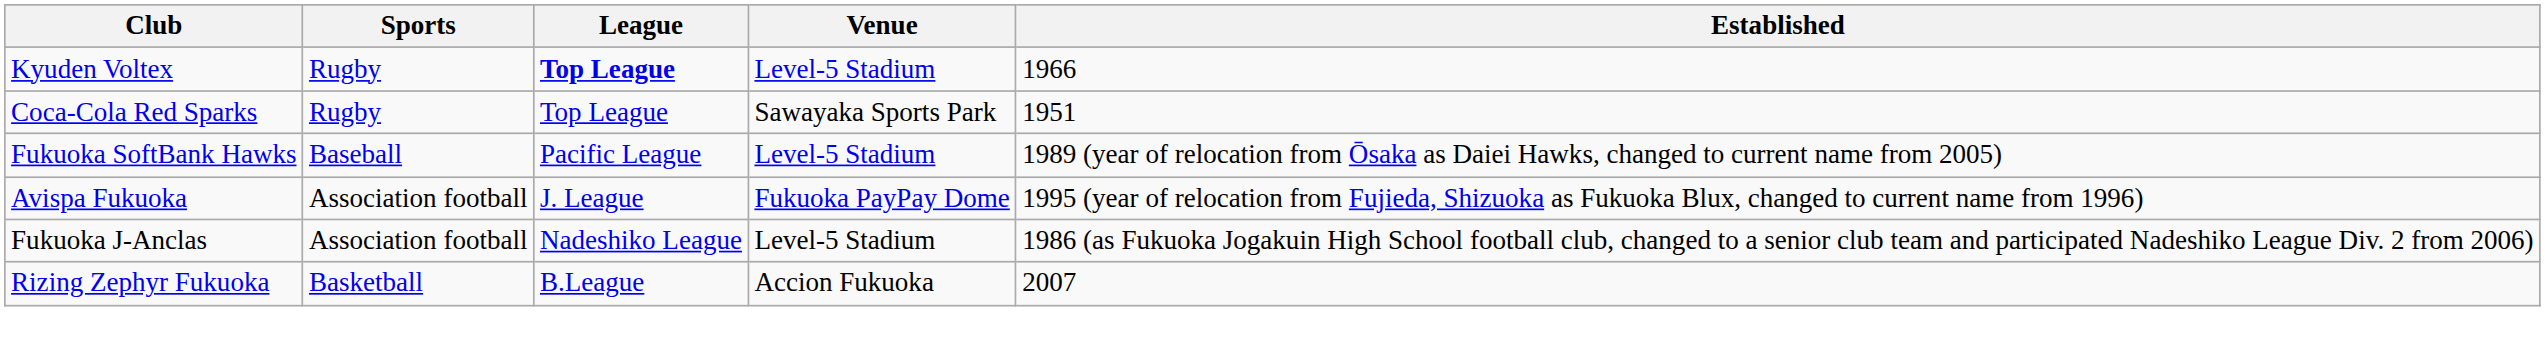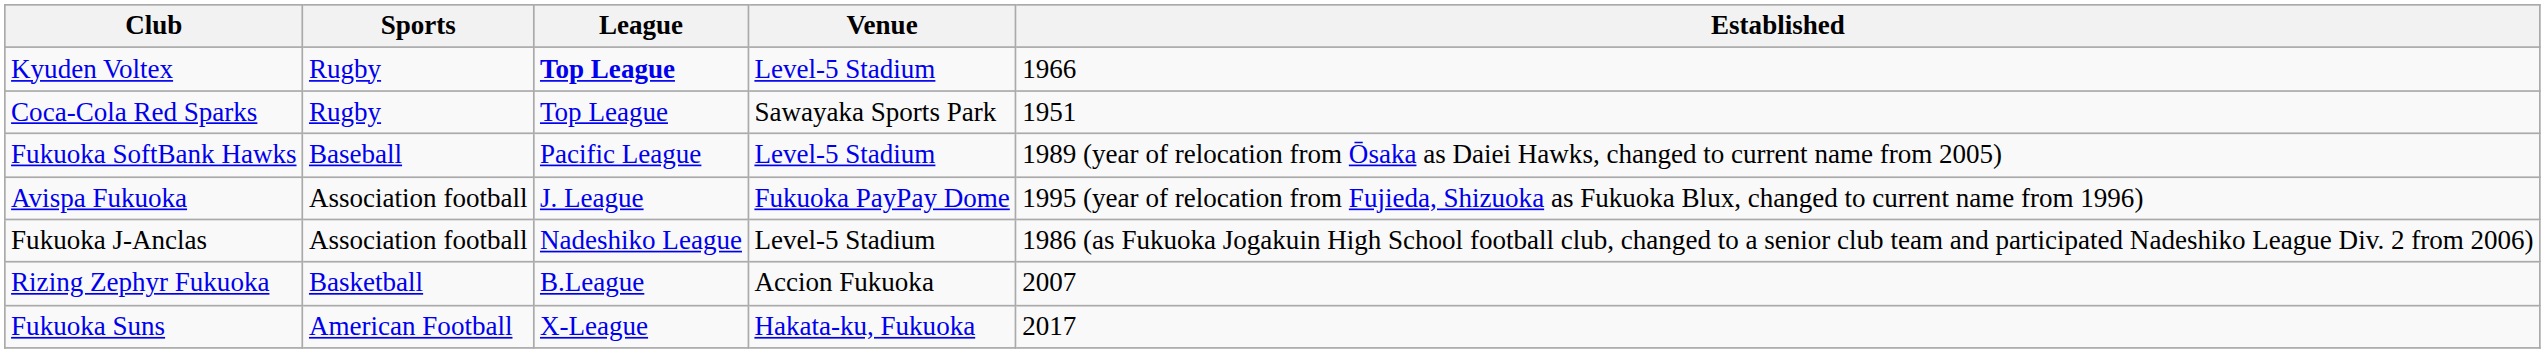+ row: (88, 326)
